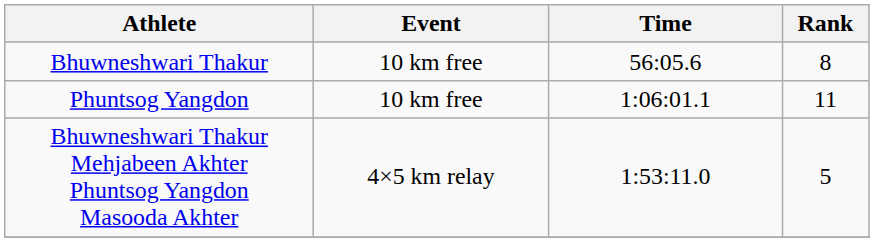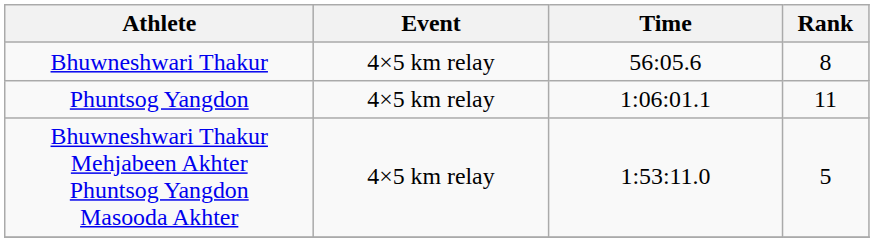(431, 61) 10 km free -> (431, 61) 4×5 km relay
(431, 99) 10 km free -> (431, 99) 4×5 km relay
